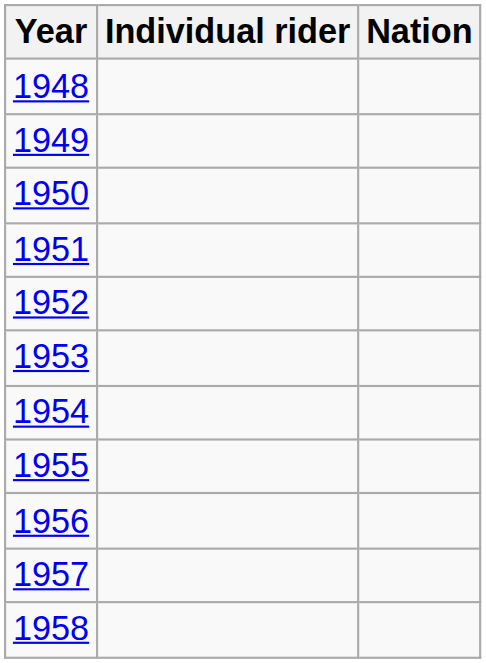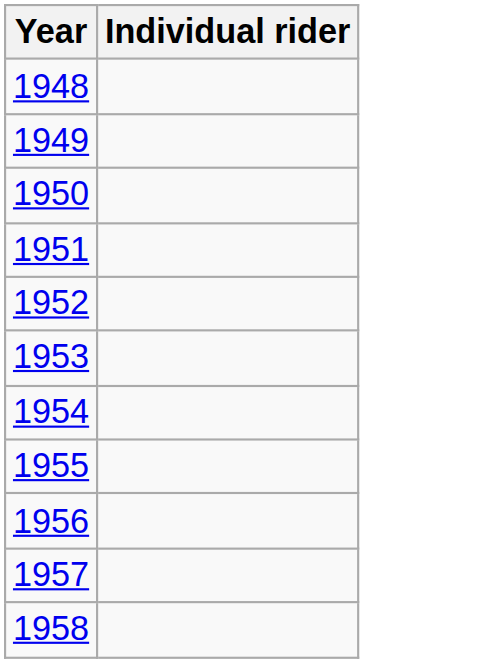- column: (419, 31)
